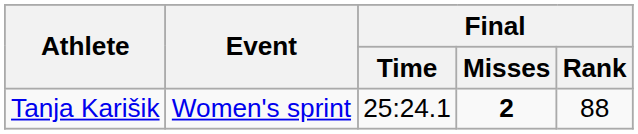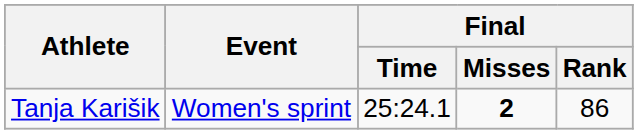(595, 109) 88 -> (595, 109) 86
